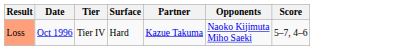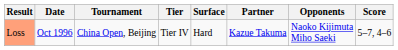+ column: (117, 12)
